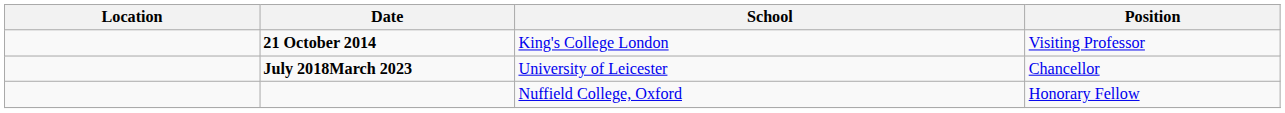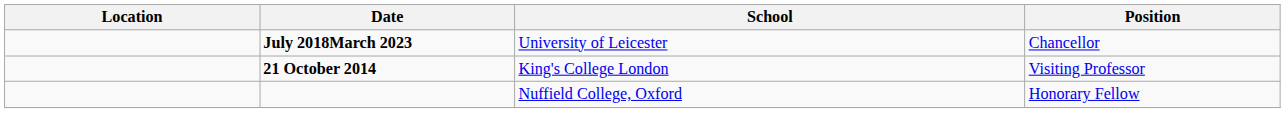rows swapped: (320, 42) <-> (338, 68)
